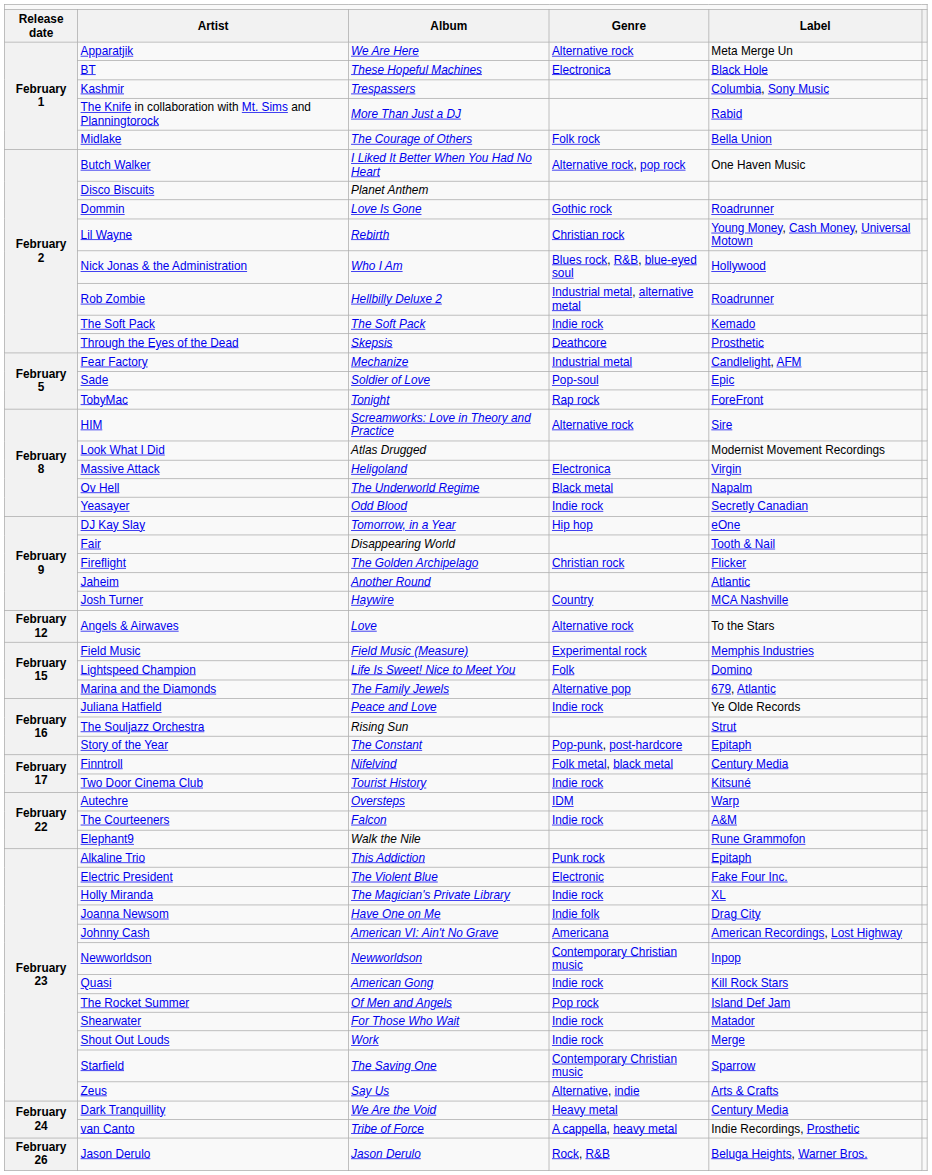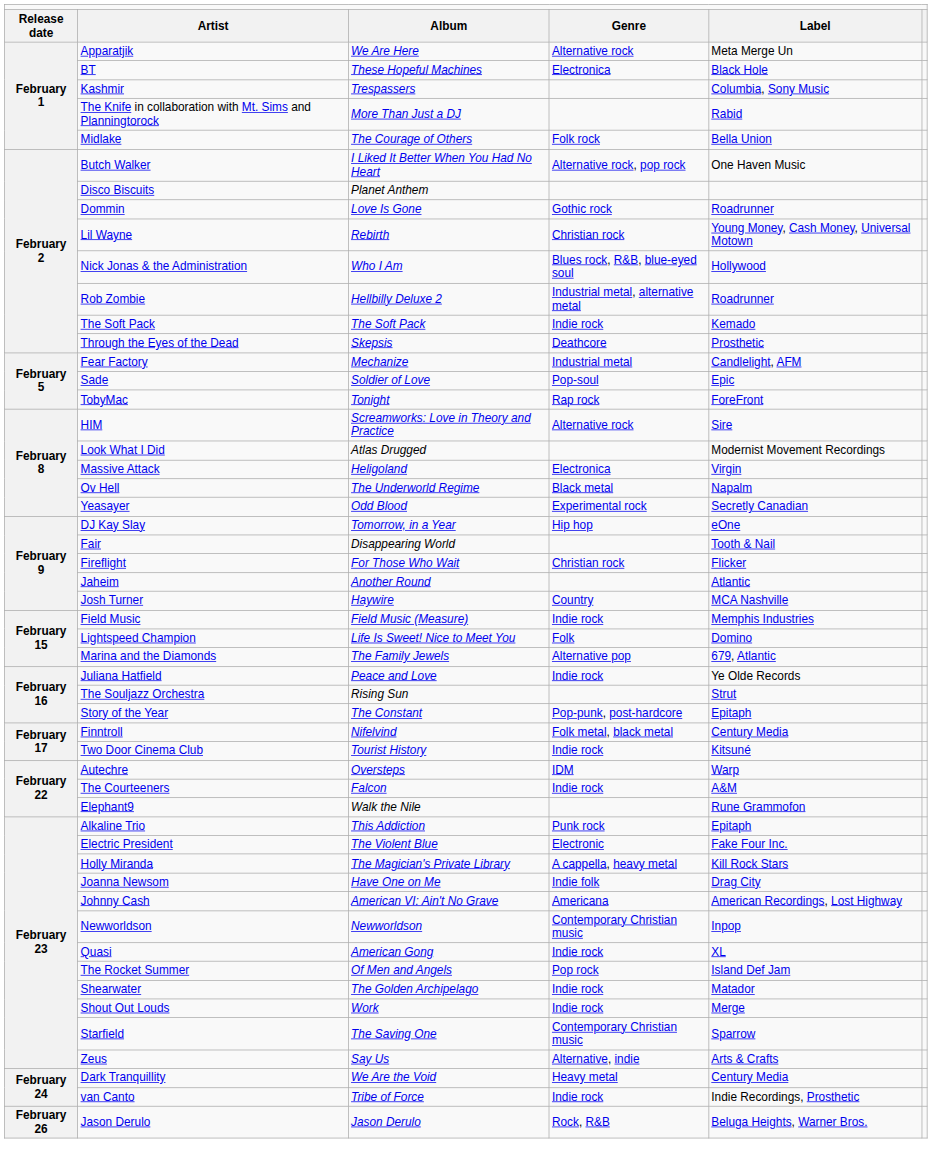(578, 506) Indie rock -> (599, 506) Experimental rock
(415, 563) The Golden Archipelago -> (405, 563) For Those Who Wait
- row: (130, 626)
(599, 651) Experimental rock -> (578, 619) Indie rock
(578, 895) Indie rock -> (614, 863) A cappella, heavy metal
(719, 895) XL -> (750, 863) Kill Rock Stars
(750, 984) Kill Rock Stars -> (719, 952) XL
(405, 1021) For Those Who Wait -> (415, 989) The Golden Archipelago
(614, 1128) A cappella, heavy metal -> (578, 1096) Indie rock
